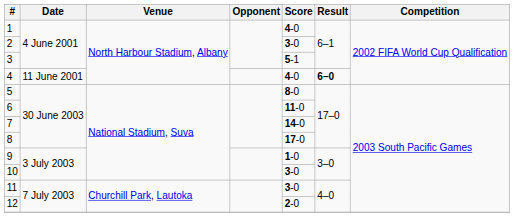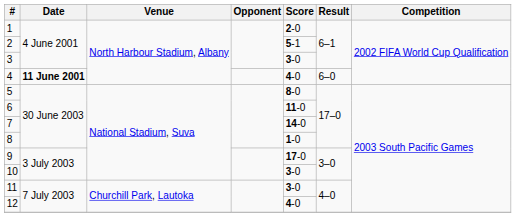(292, 28) 4-0 -> (293, 28) 2-0
(292, 44) 3-0 -> (293, 44) 5-1
(292, 60) 5-1 -> (293, 60) 3-0
(53, 76) normal -> (54, 76) bold
(326, 76) bold -> (327, 76) normal
(295, 140) 17-0 -> (293, 140) 1-0
(292, 156) 1-0 -> (296, 156) 17-0
(292, 204) 2-0 -> (293, 204) 4-0
